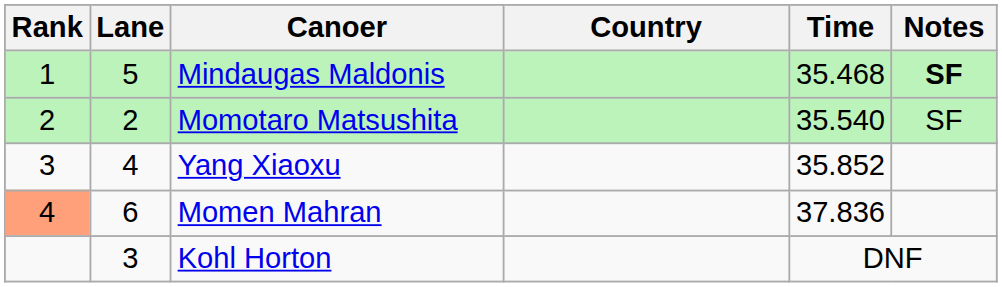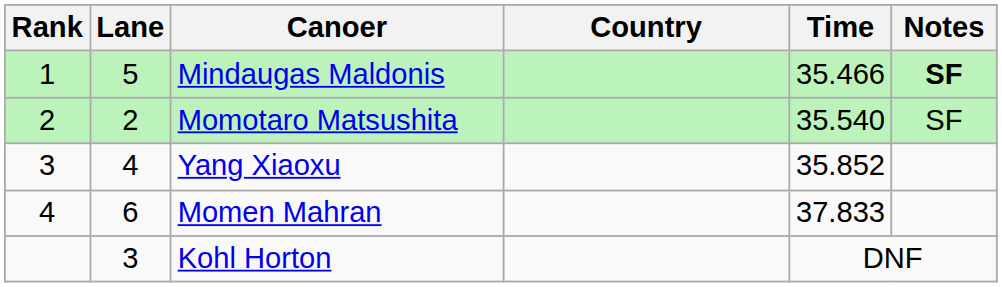(841, 73) 35.468 -> (841, 73) 35.466
(47, 212) lightsalmon background -> (47, 212) no background
(841, 212) 37.836 -> (841, 212) 37.833
